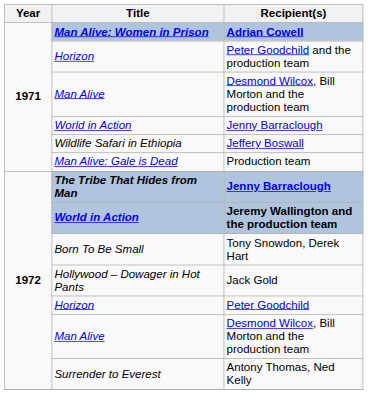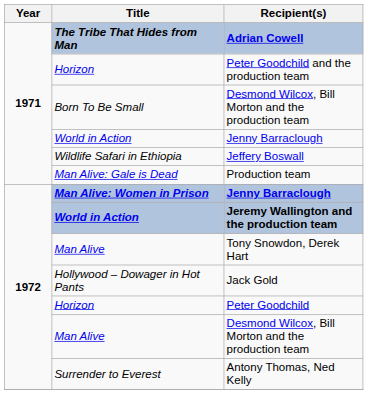(132, 31) Man Alive: Women in Prison -> (126, 38) The Tribe That Hides from Man
(80, 94) Man Alive -> (99, 107) Born To Be Small
(126, 186) The Tribe That Hides from Man -> (132, 193) Man Alive: Women in Prison
(99, 249) Born To Be Small -> (80, 249) Man Alive
